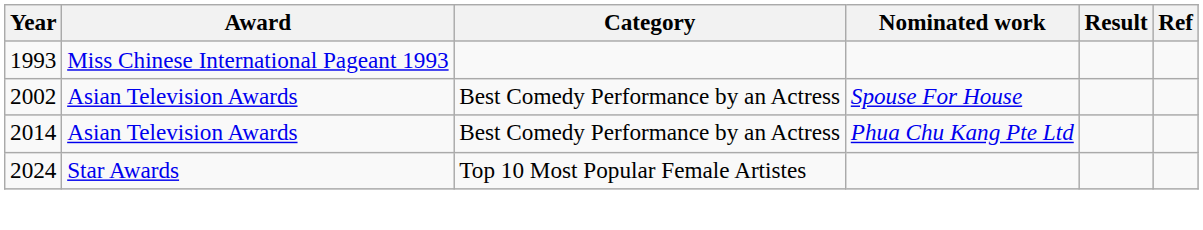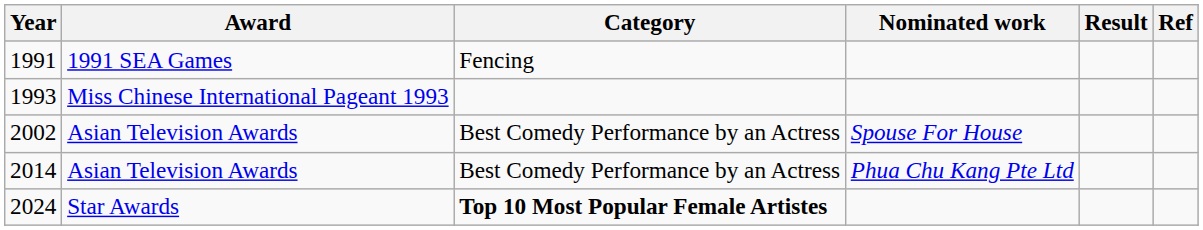+ row: (33, 59)
(633, 170) normal -> (643, 206) bold
